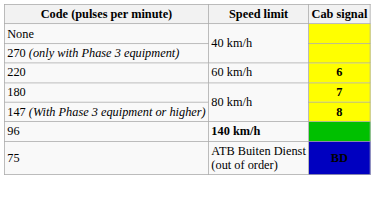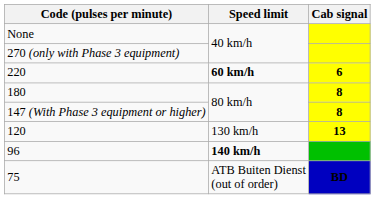(232, 72) normal -> (233, 72) bold
(339, 92) 7 -> (339, 92) 8
+ row: (16, 131)
